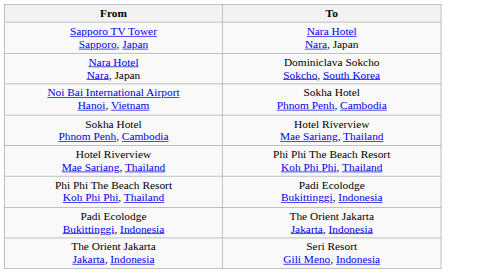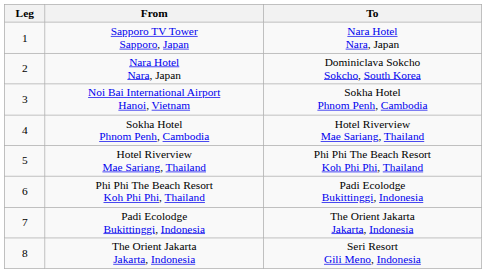+ column: (25, 13)
